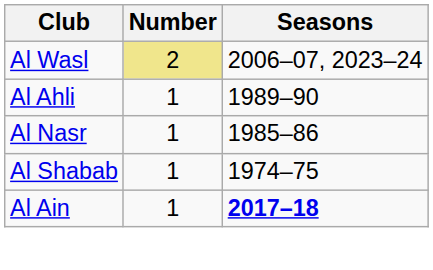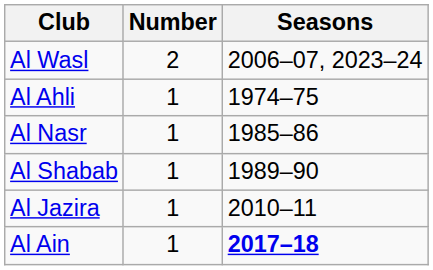(173, 60) khaki background -> (173, 60) no background
(273, 97) 1989–90 -> (273, 97) 1974–75
(273, 171) 1974–75 -> (273, 171) 1989–90
+ row: (55, 208)
